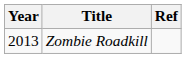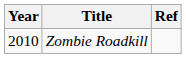(23, 41) 2013 -> (23, 41) 2010
